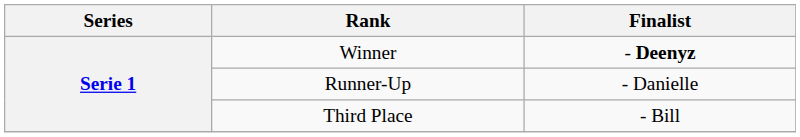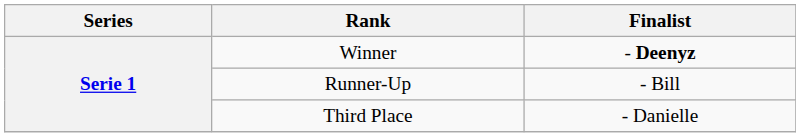(660, 84) - Danielle -> (660, 84) - Bill
(660, 116) - Bill -> (660, 116) - Danielle
